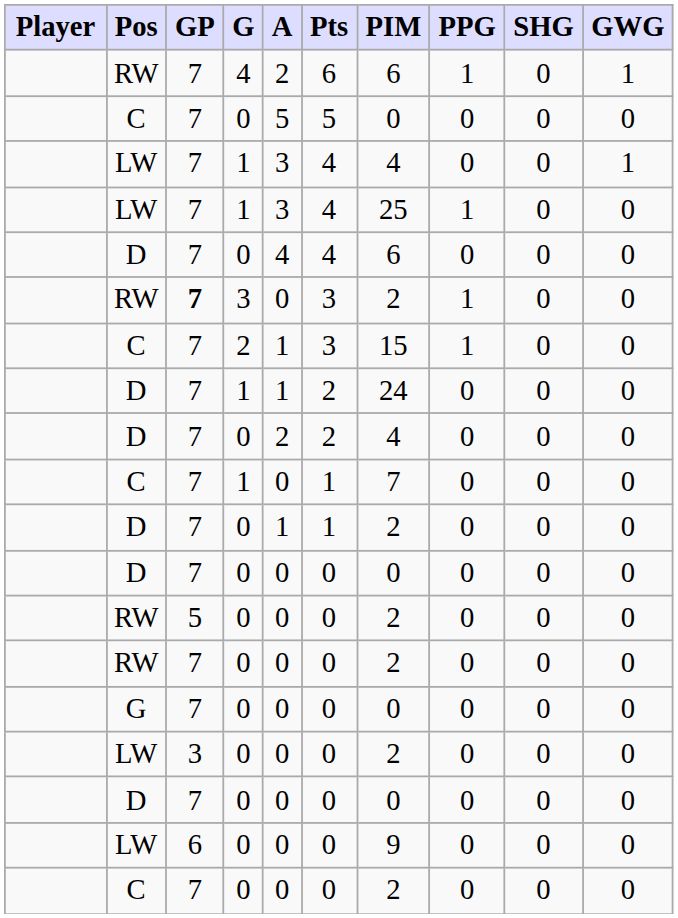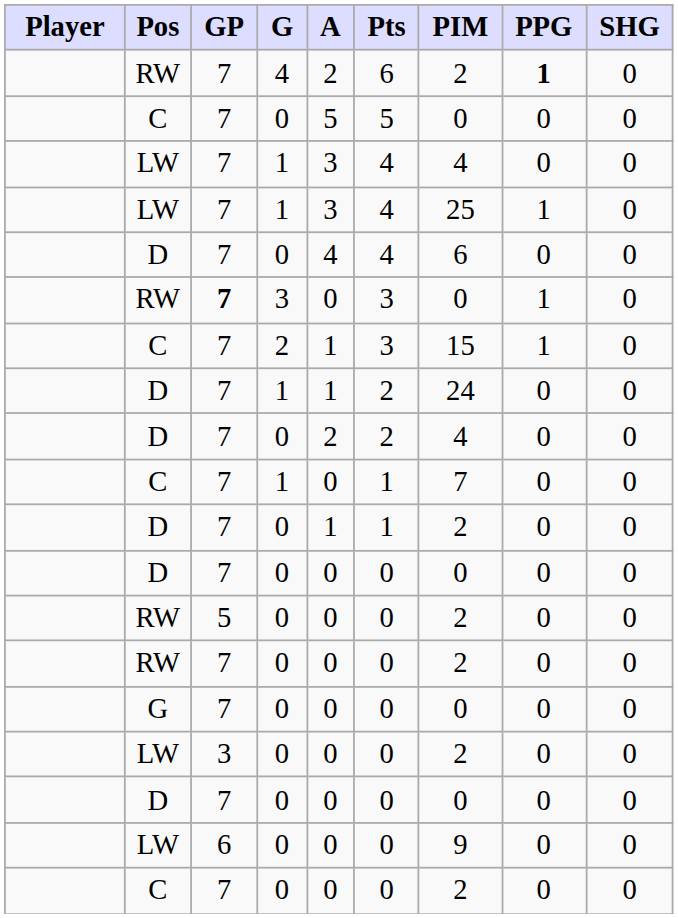- column: (628, 27)
(393, 72) 6 -> (460, 72) 2
(467, 72) normal -> (544, 72) bold
(393, 299) 2 -> (460, 299) 0
